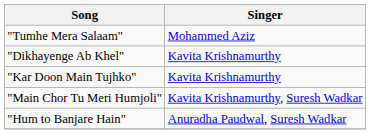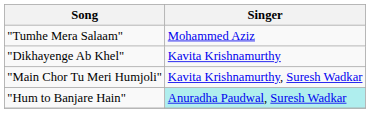- row: (72, 77)
(257, 119) no background -> (257, 98) paleturquoise background
